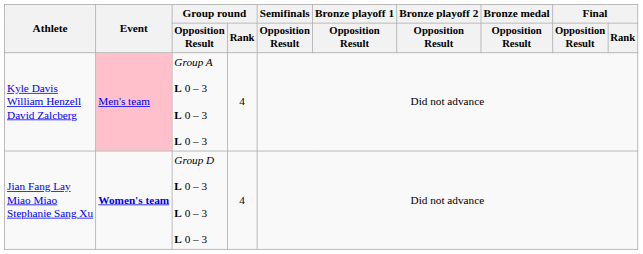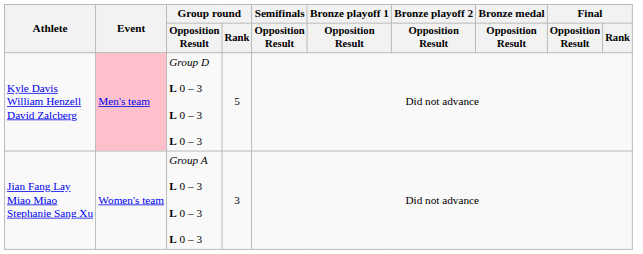(194, 102) Group A L 0 – 3 L 0 – 3 L 0 – 3 -> (189, 102) Group D L 0 – 3 L 0 – 3 L 0 – 3
(242, 102) 4 -> (237, 102) 5
(134, 200) bold -> (131, 200) normal
(194, 200) Group D L 0 – 3 L 0 – 3 L 0 – 3 -> (188, 200) Group A L 0 – 3 L 0 – 3 L 0 – 3
(242, 200) 4 -> (237, 200) 3
